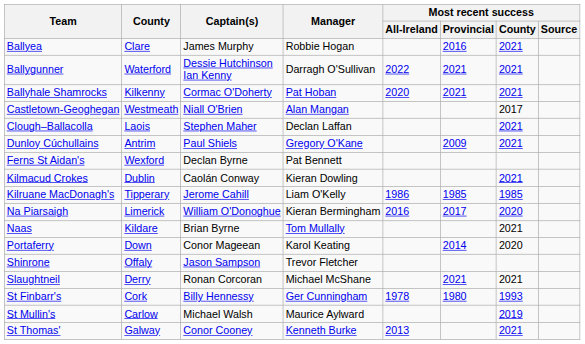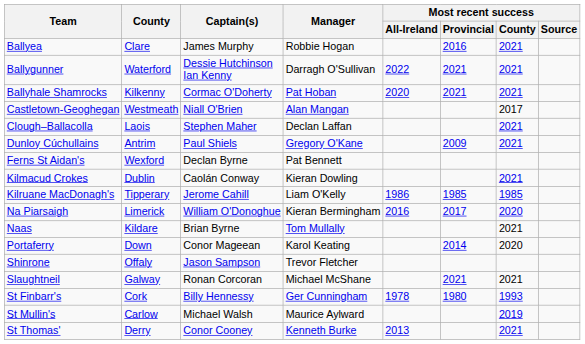(137, 280) Derry -> (142, 280) Galway
(142, 331) Galway -> (137, 331) Derry
